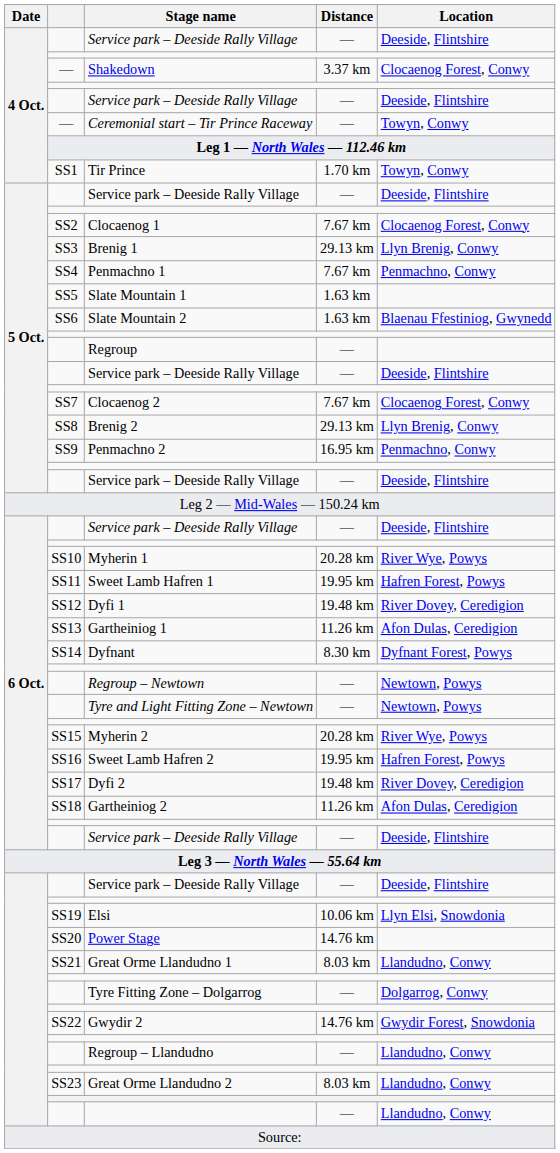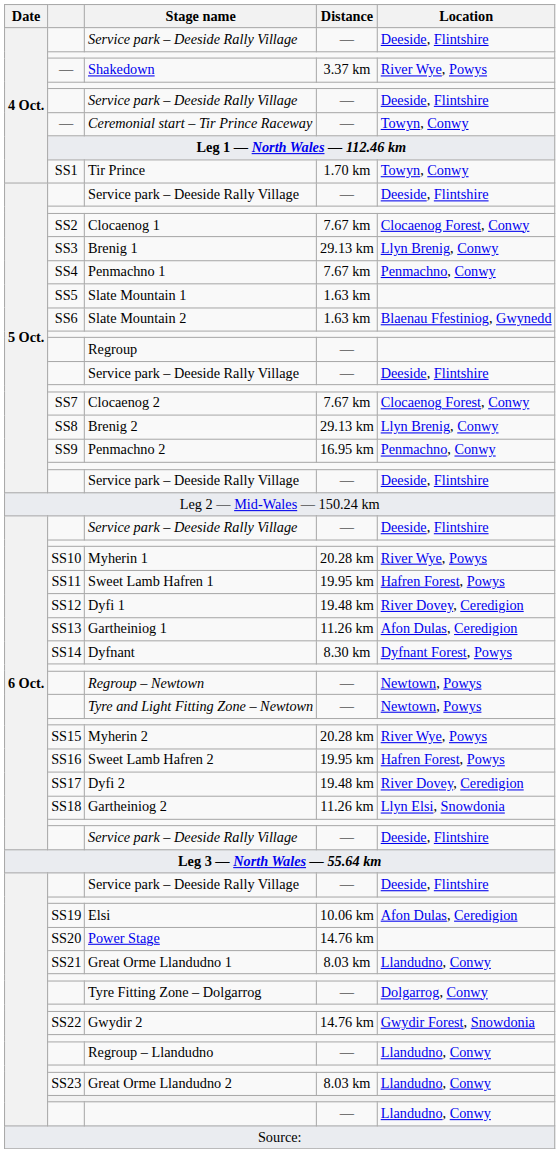(455, 69) Clocaenog Forest, Conwy -> (434, 69) River Wye, Powys
(449, 807) Afon Dulas, Ceredigion -> (443, 807) Llyn Elsi, Snowdonia
(443, 914) Llyn Elsi, Snowdonia -> (449, 914) Afon Dulas, Ceredigion
